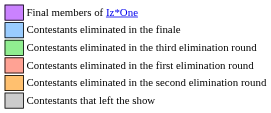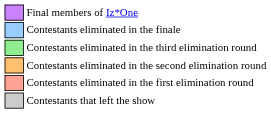rows swapped: (146, 83) <-> (140, 65)
